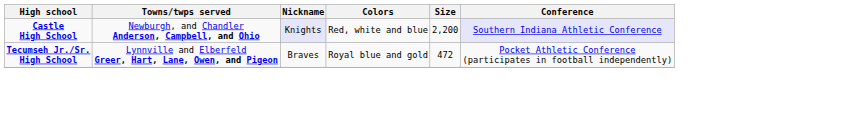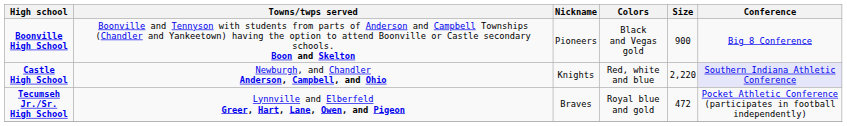+ row: (39, 41)
(303, 31) lavender background -> (576, 75) no background
(445, 31) 2,200 -> (683, 75) 2,220
